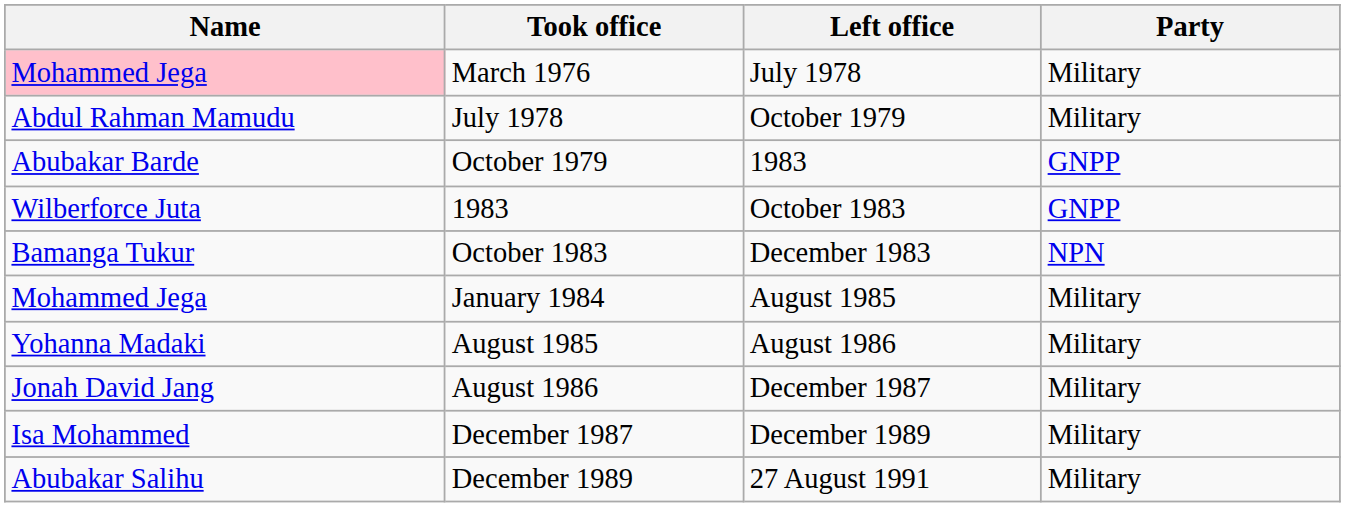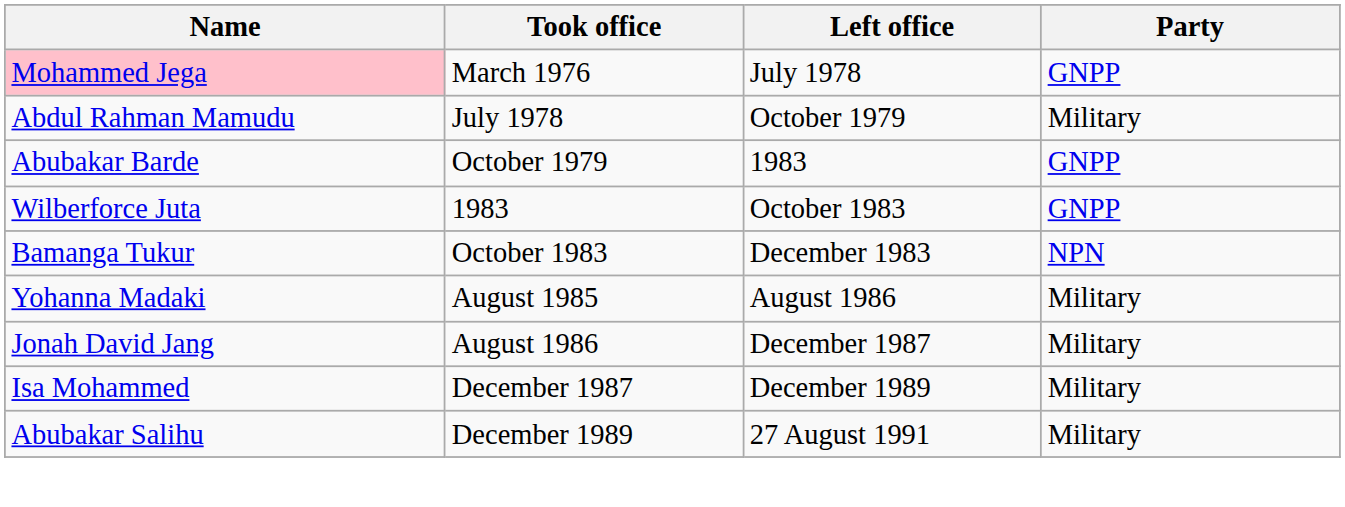(1094, 72) Military -> (1084, 72) GNPP
- row: (528, 298)
